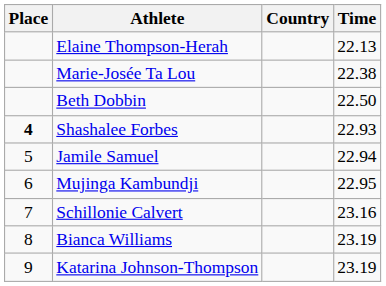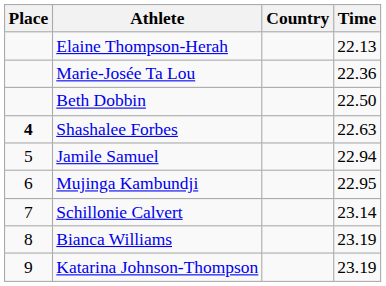(357, 73) 22.38 -> (357, 73) 22.36
(357, 128) 22.93 -> (357, 128) 22.63
(357, 211) 23.16 -> (357, 211) 23.14
